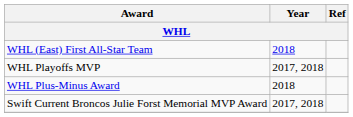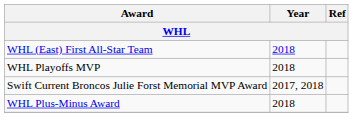(298, 67) 2017, 2018 -> (284, 67) 2018
rows swapped: (137, 103) <-> (63, 85)
